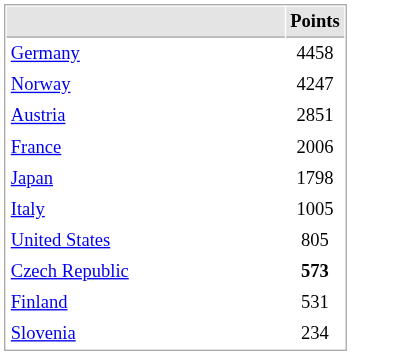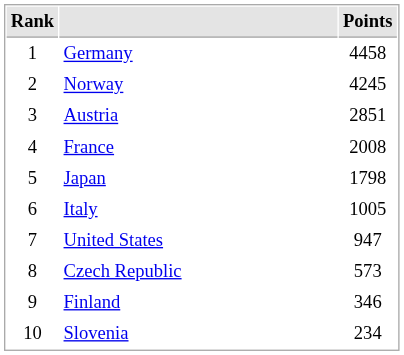+ column: (32, 21)
(315, 84) 4247 -> (368, 84) 4245
(315, 146) 2006 -> (368, 146) 2008
(315, 240) 805 -> (368, 240) 947
(315, 271) bold -> (368, 271) normal
(315, 302) 531 -> (368, 302) 346
